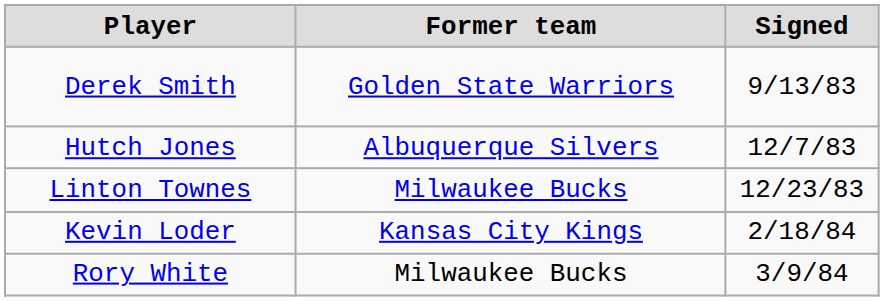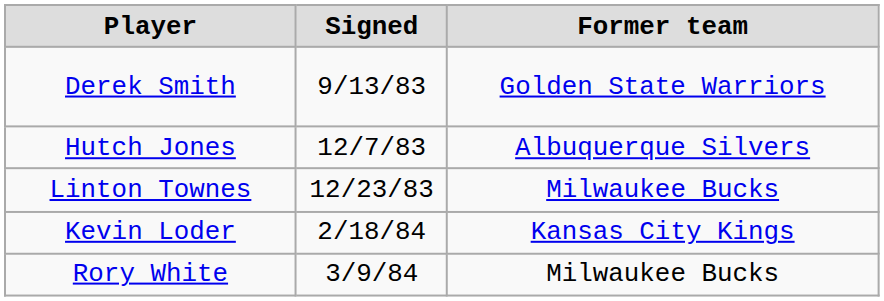columns swapped: (802, 26) <-> (511, 26)
